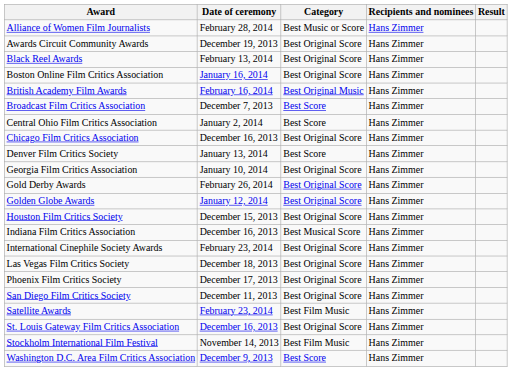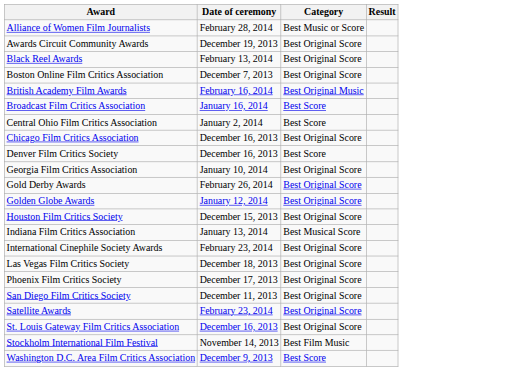- column: (421, 12)
(234, 75) January 16, 2014 -> (236, 75) December 7, 2013
(236, 106) December 7, 2013 -> (234, 106) January 16, 2014
(234, 153) January 13, 2014 -> (239, 153) December 16, 2013
(239, 232) December 16, 2013 -> (234, 232) January 13, 2014
(316, 311) Best Film Music -> (322, 311) Best Original Score
